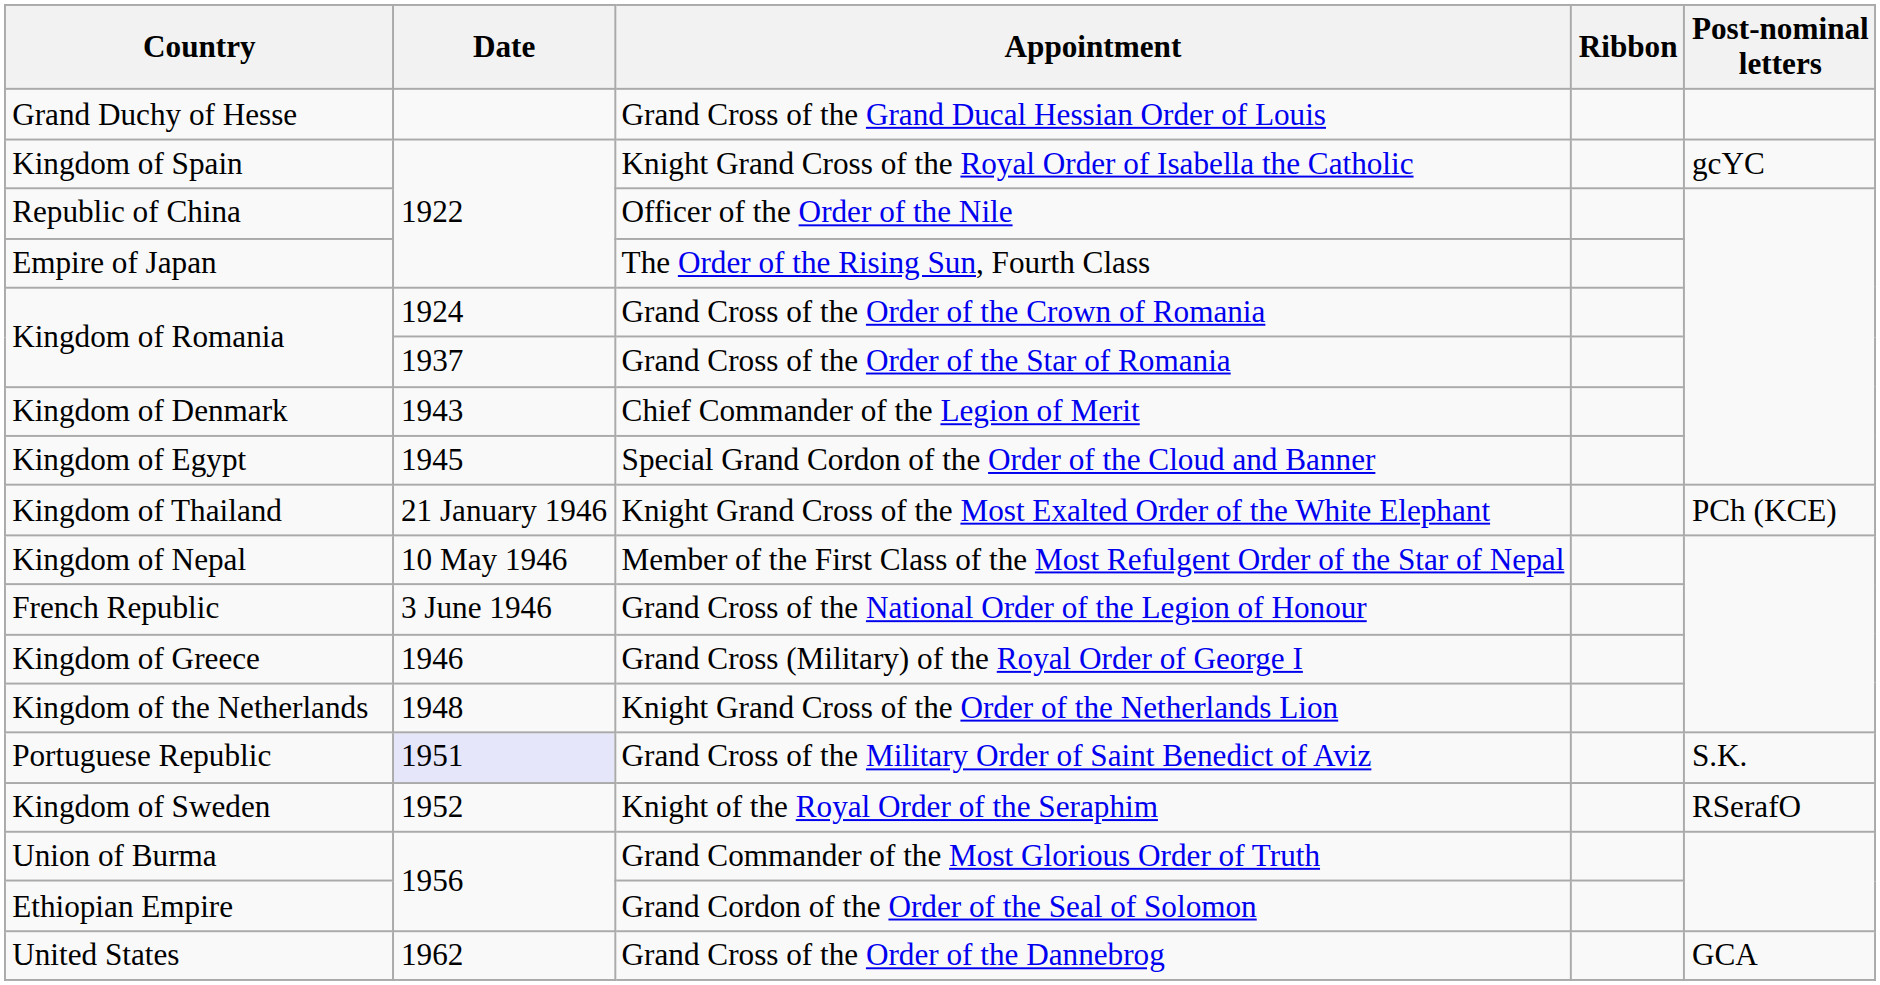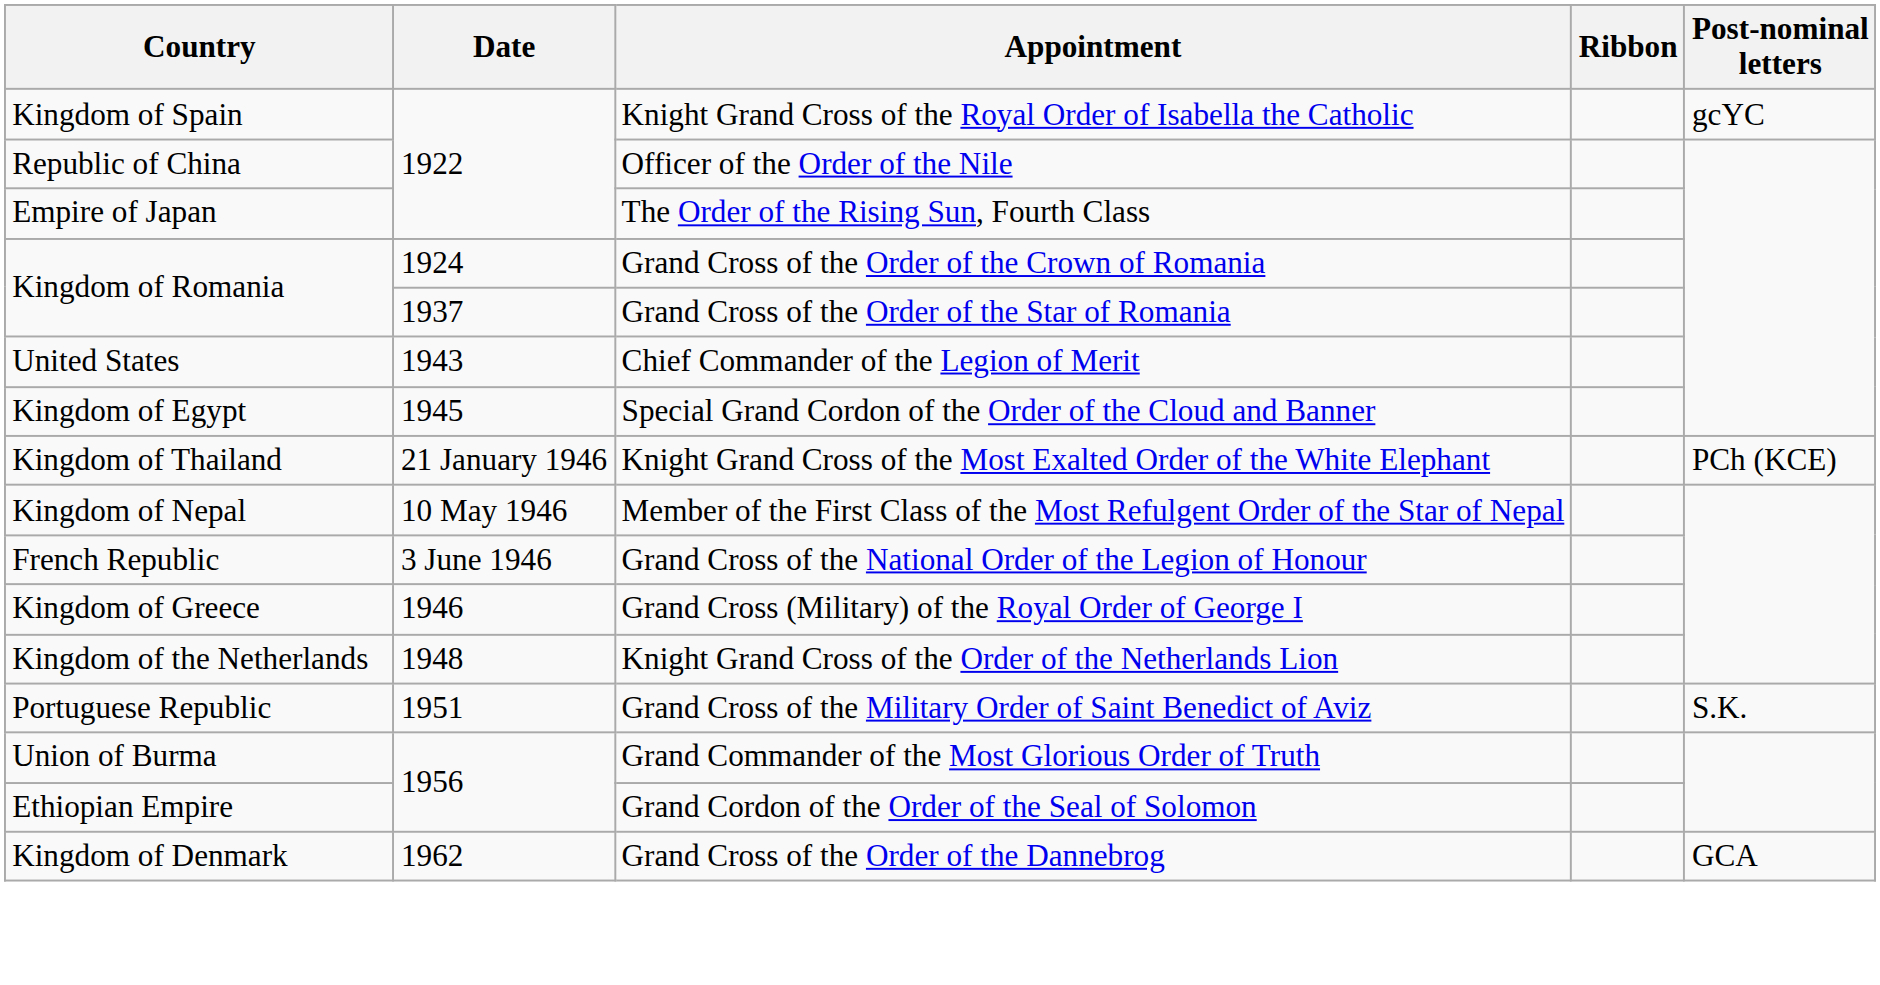- row: (974, 113)
(150, 410) Kingdom of Denmark -> (96, 361) United States
(432, 757) lavender background -> (432, 707) no background
- row: (890, 806)
(96, 955) United States -> (150, 856) Kingdom of Denmark
